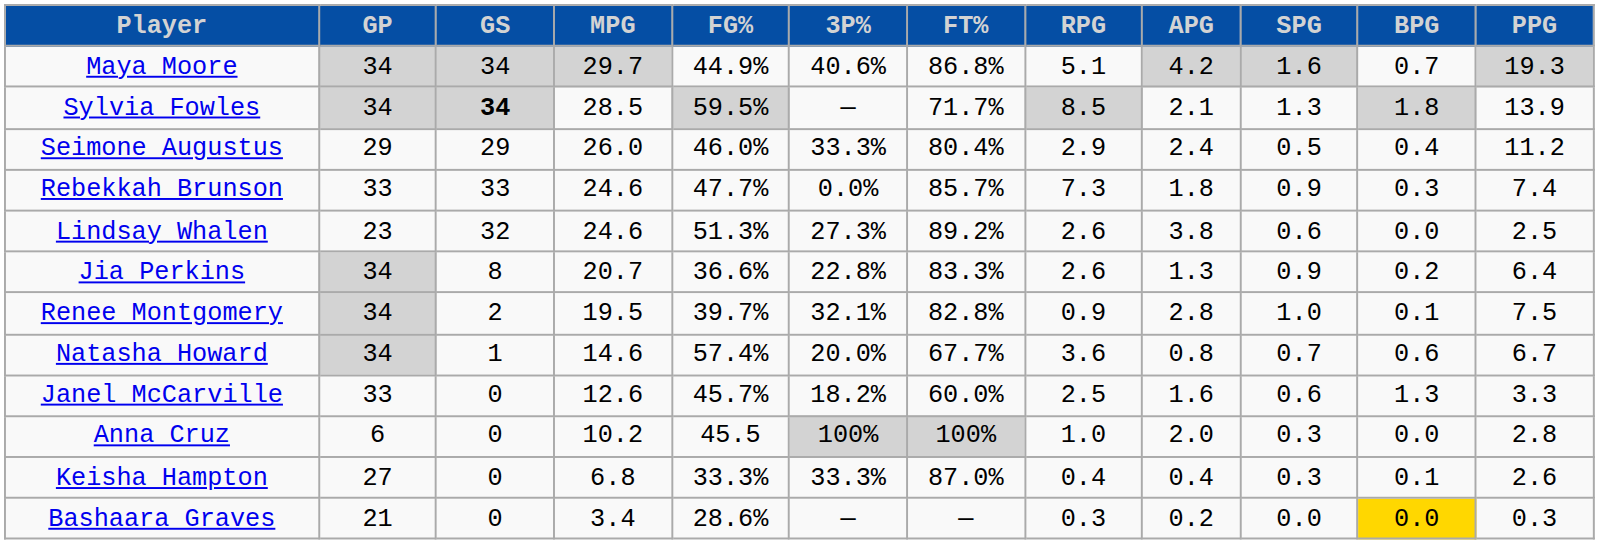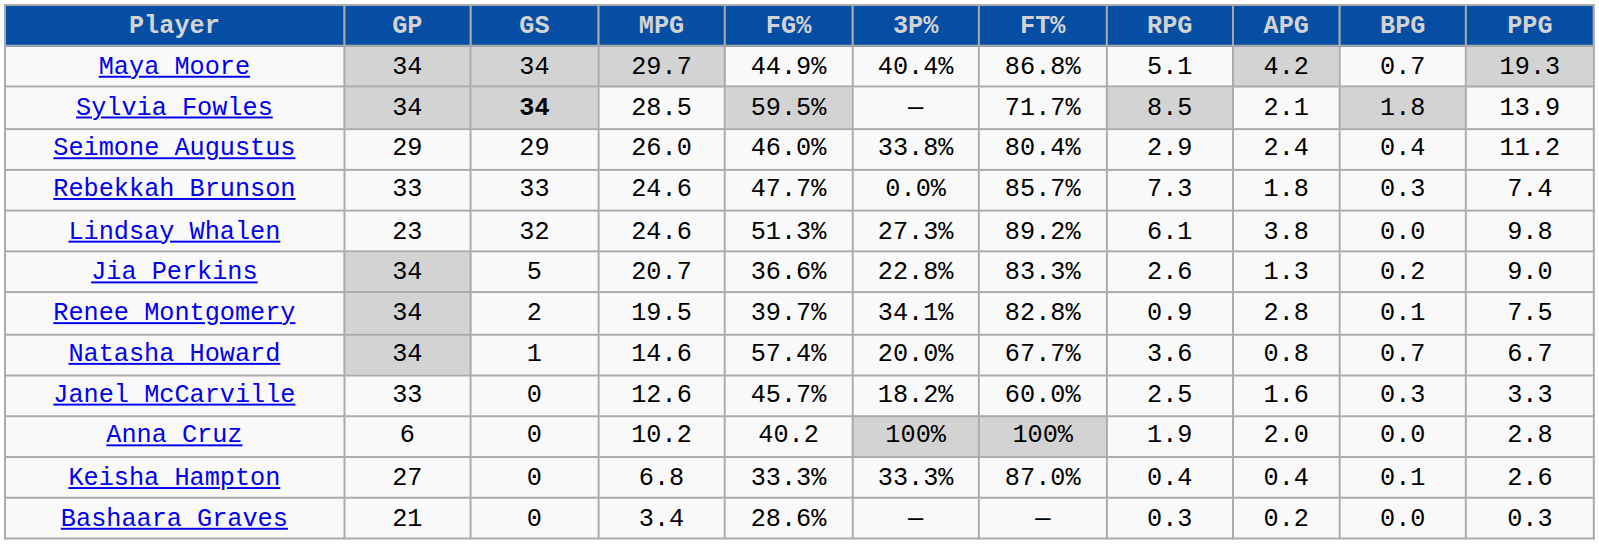- column: (1299, 26)
(848, 67) 40.6% -> (916, 67) 40.4%
(848, 149) 33.3% -> (916, 149) 33.8%
(1083, 231) 2.6 -> (1170, 231) 6.1
(1535, 231) 2.5 -> (1530, 231) 9.8
(495, 272) 8 -> (534, 272) 5
(1535, 272) 6.4 -> (1530, 272) 9.0
(848, 313) 32.1% -> (916, 313) 34.1%
(1417, 354) 0.6 -> (1403, 354) 0.7
(1417, 395) 1.3 -> (1403, 395) 0.3
(730, 437) 45.5 -> (789, 437) 40.2
(1083, 437) 1.0 -> (1170, 437) 1.9
(1417, 519) gold background -> (1403, 519) no background
